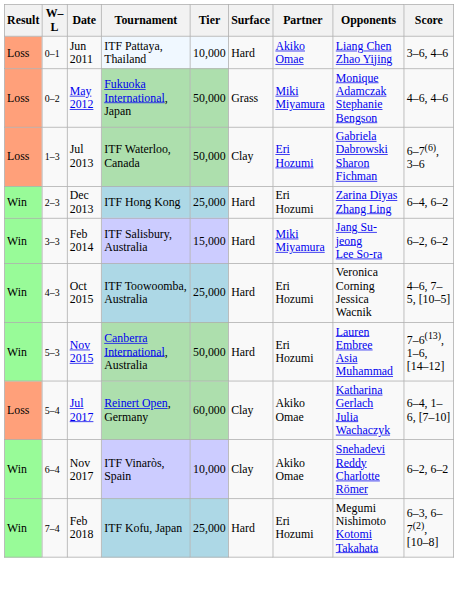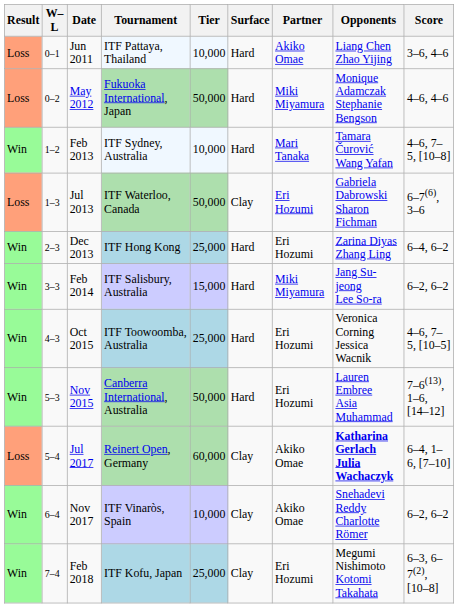(245, 98) Grass -> (243, 98) Hard
+ row: (82, 150)
(363, 410) normal -> (364, 455) bold
(243, 528) Hard -> (242, 573) Clay
